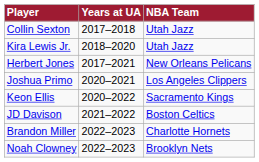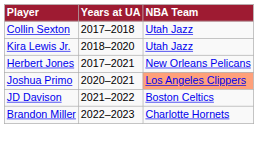(196, 81) no background -> (196, 81) lightsalmon background
- row: (31, 98)
- row: (42, 149)
